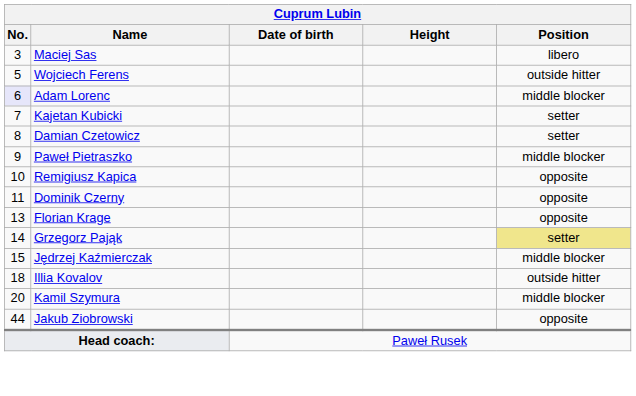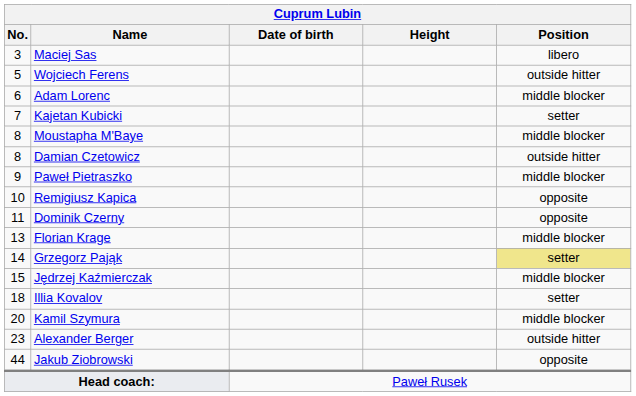(18, 95) lavender background -> (18, 95) no background
+ row: (88, 136)
(564, 136) setter -> (564, 156) outside hitter
(564, 217) opposite -> (564, 237) middle blocker
(564, 278) outside hitter -> (564, 298) setter
+ row: (84, 339)
